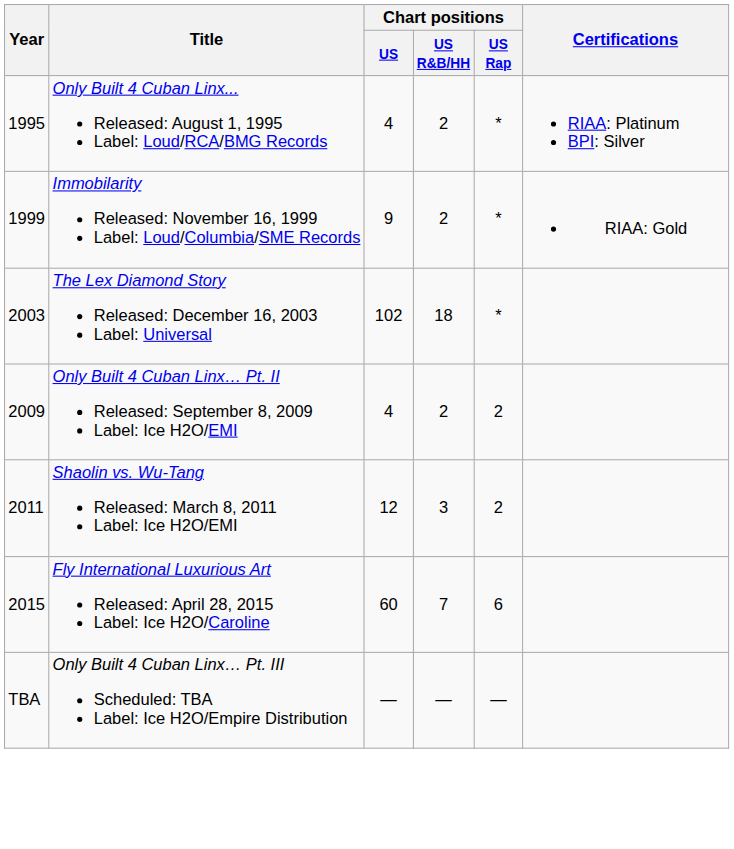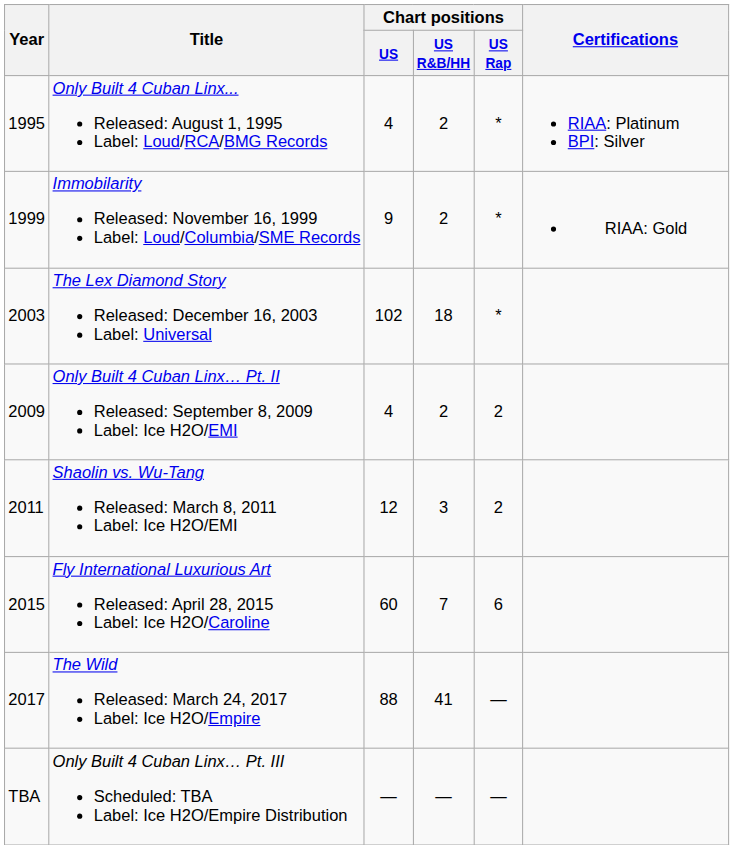+ row: (206, 692)
